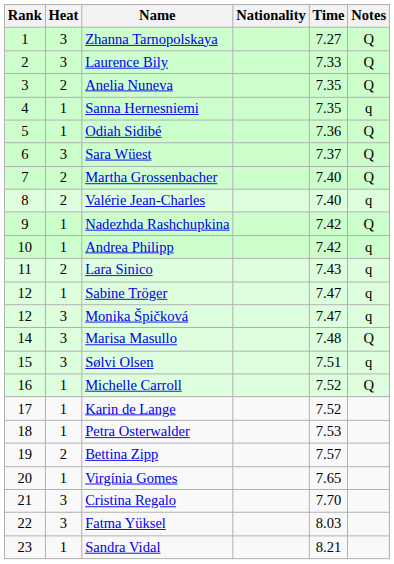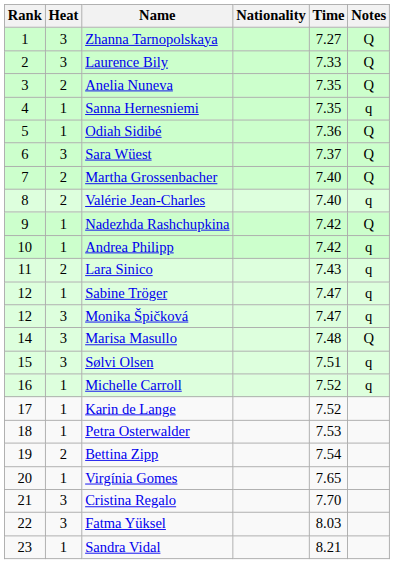(369, 385) Q -> (369, 385) q
(329, 454) 7.57 -> (329, 454) 7.54
